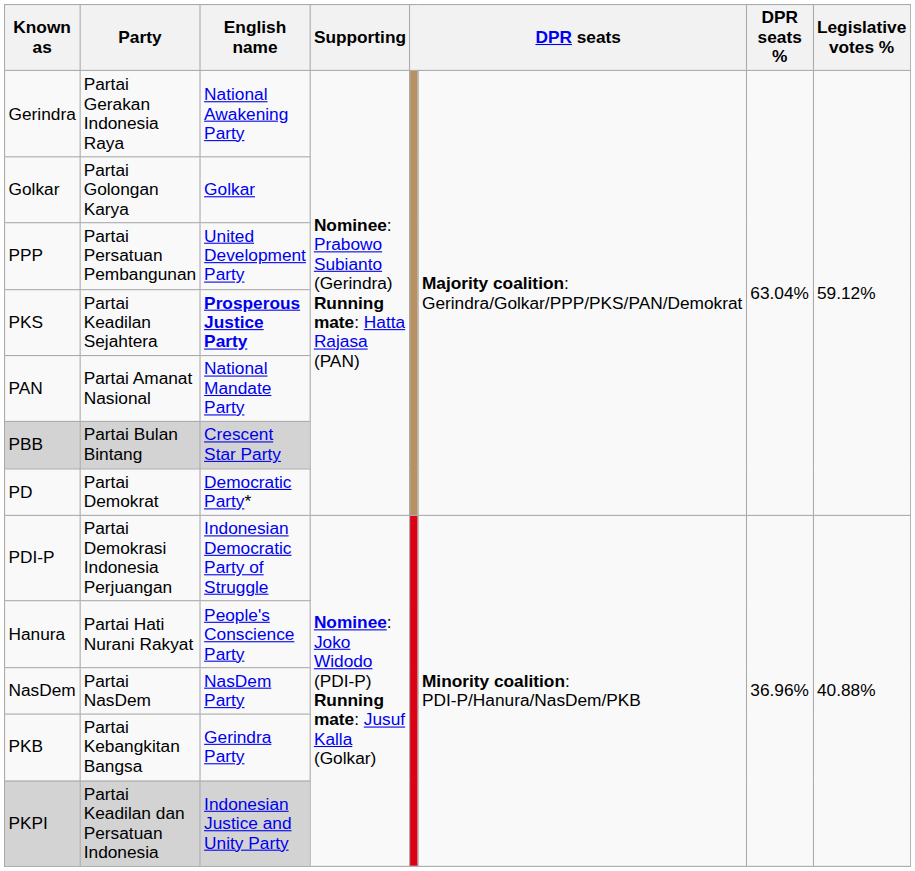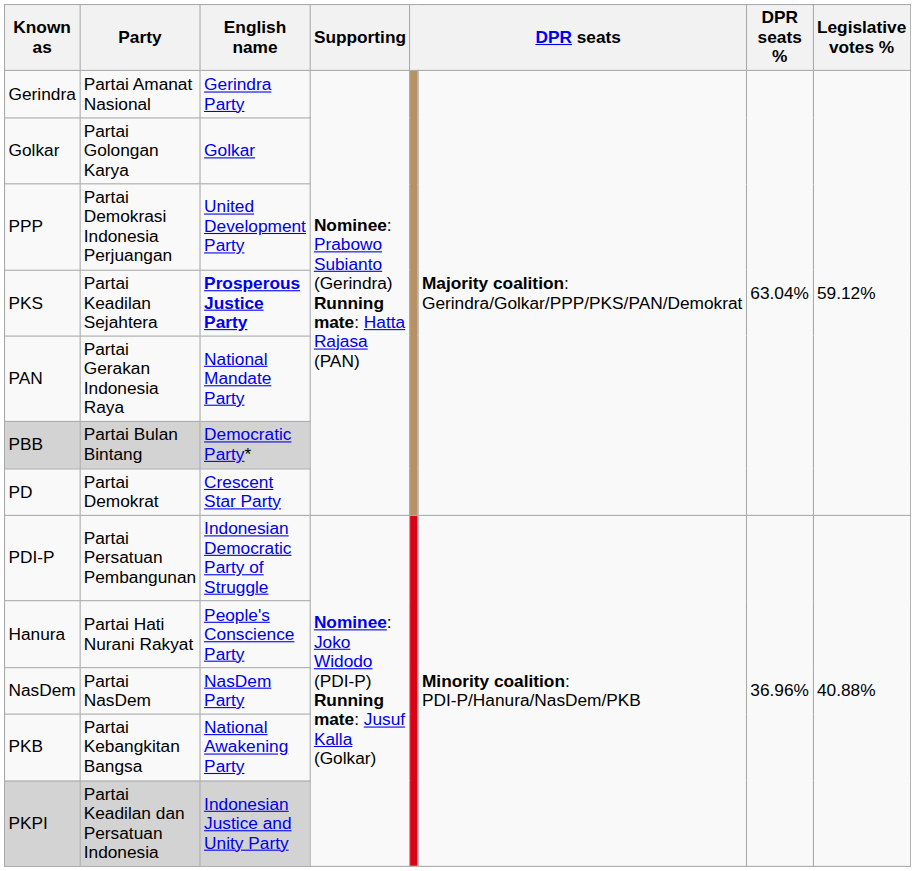(121, 113) Partai Gerakan Indonesia Raya -> (138, 94) Partai Amanat Nasional
(246, 113) National Awakening Party -> (238, 94) Gerindra Party
(140, 255) Partai Persatuan Pembangunan -> (128, 226) Partai Demokrasi Indonesia Perjuangan
(138, 388) Partai Amanat Nasional -> (121, 378) Partai Gerakan Indonesia Raya
(243, 445) Crescent Star Party -> (248, 445) Democratic Party*
(248, 491) Democratic Party* -> (243, 491) Crescent Star Party
(128, 558) Partai Demokrasi Indonesia Perjuangan -> (140, 558) Partai Persatuan Pembangunan
(238, 747) Gerindra Party -> (246, 747) National Awakening Party
